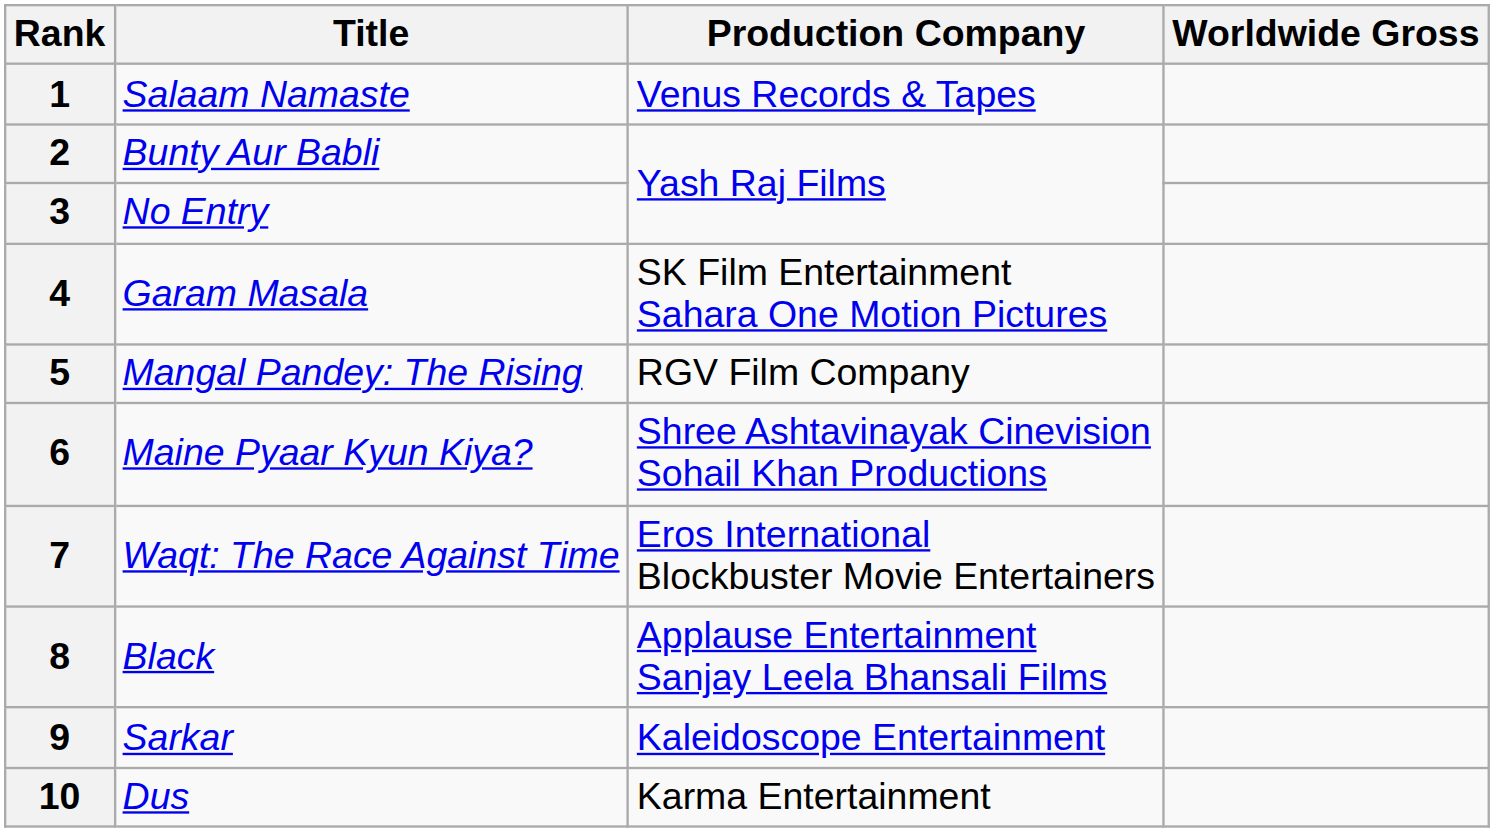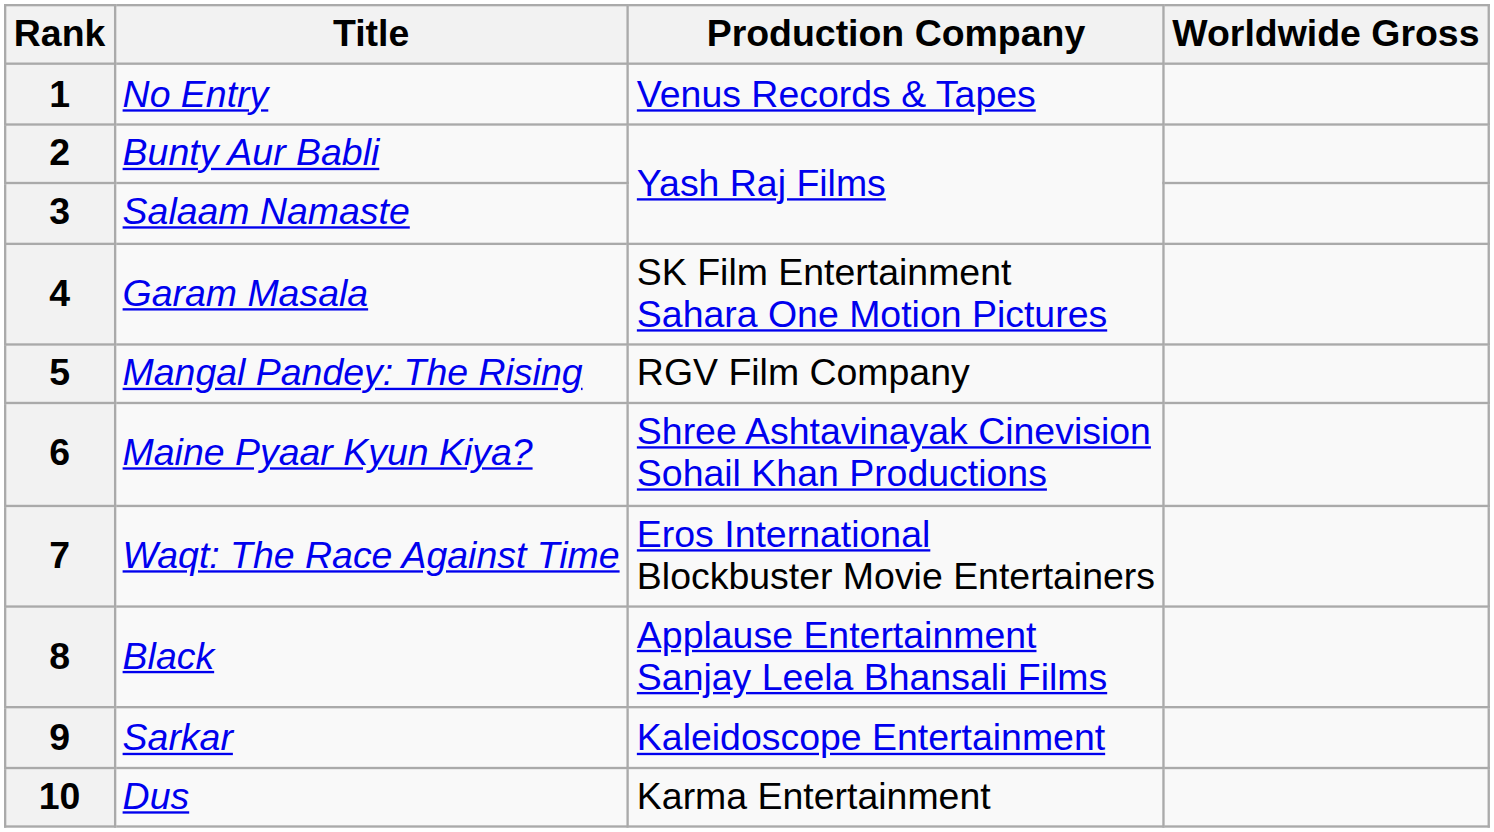(266, 93) Salaam Namaste -> (195, 93) No Entry
(195, 212) No Entry -> (266, 212) Salaam Namaste
